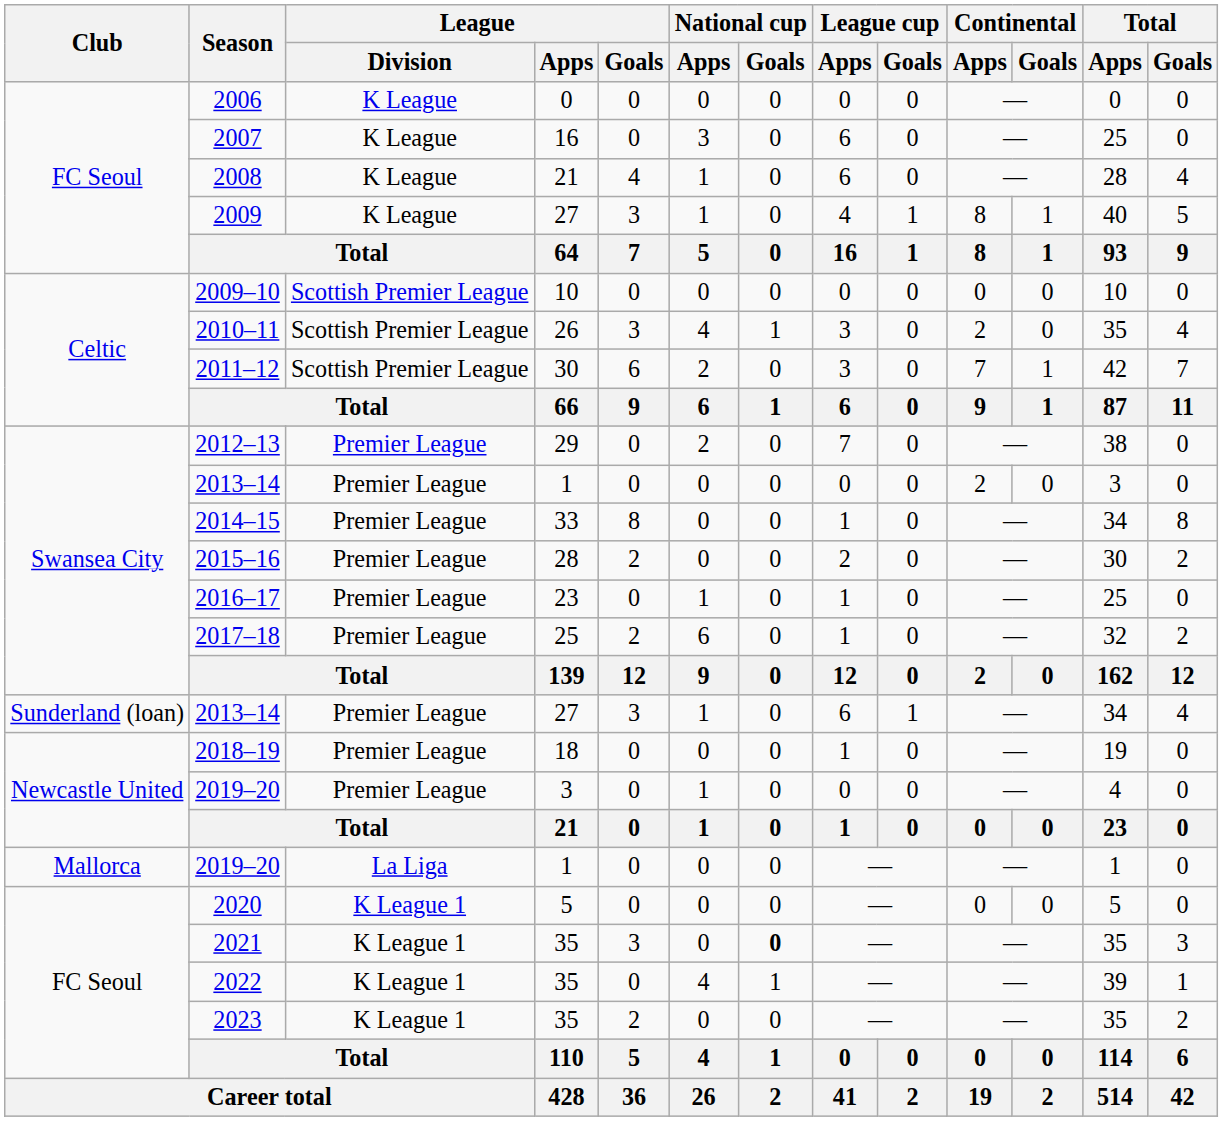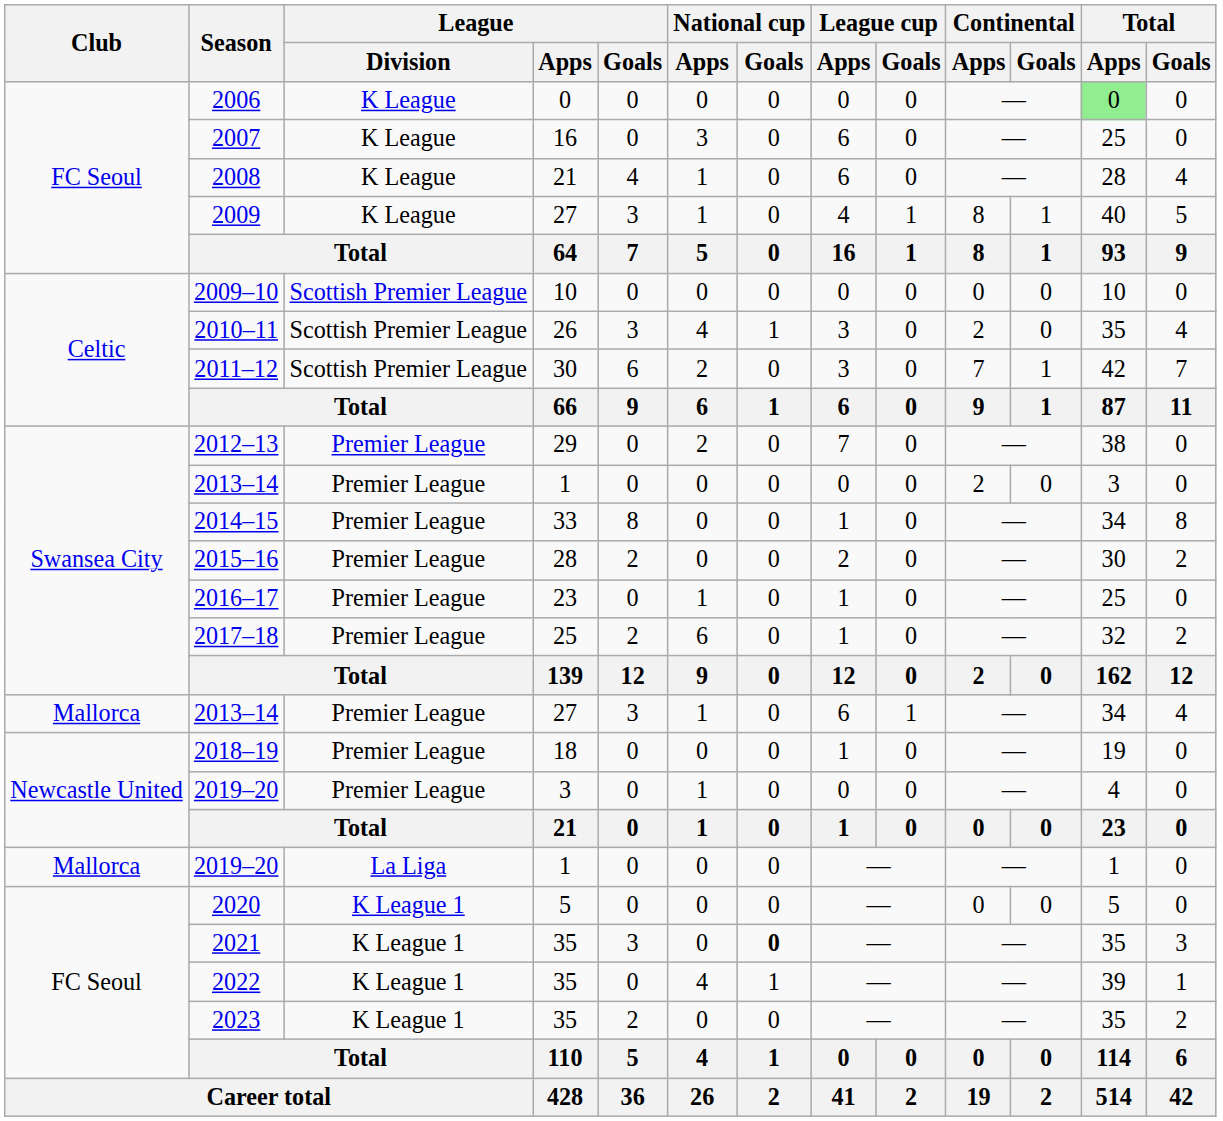(1115, 100) no background -> (1114, 100) lightgreen background
(97, 713) Sunderland (loan) -> (97, 713) Mallorca
